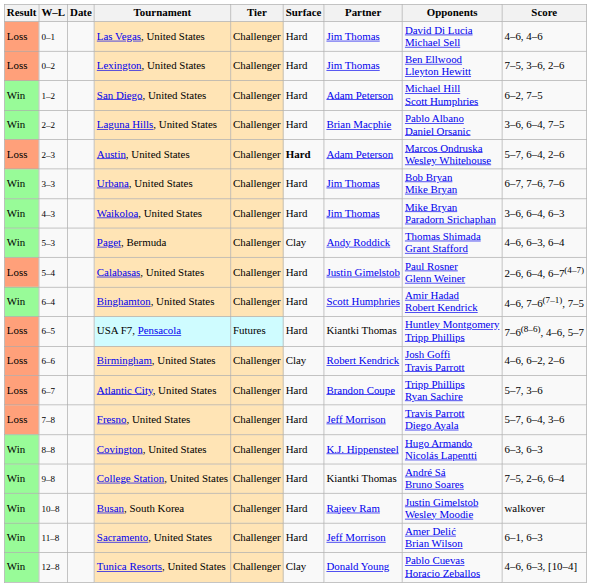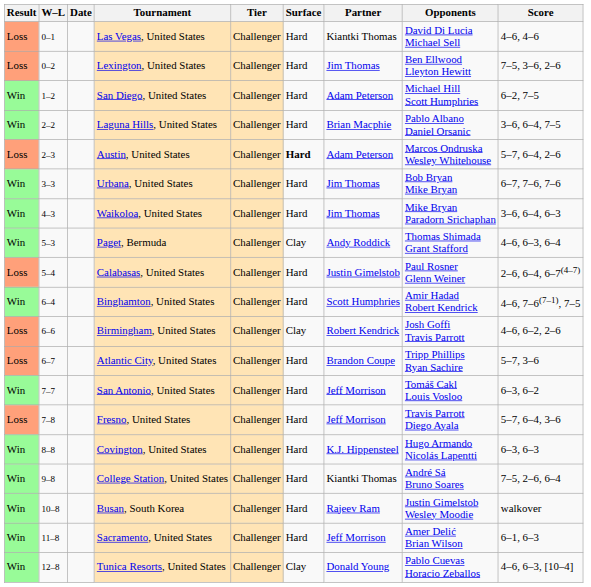(353, 36) Jim Thomas -> (362, 36) Kiantki Thomas
- row: (139, 331)
+ row: (156, 390)
